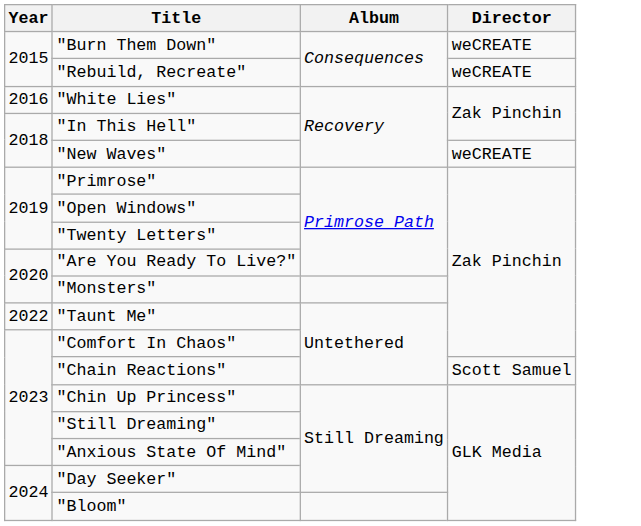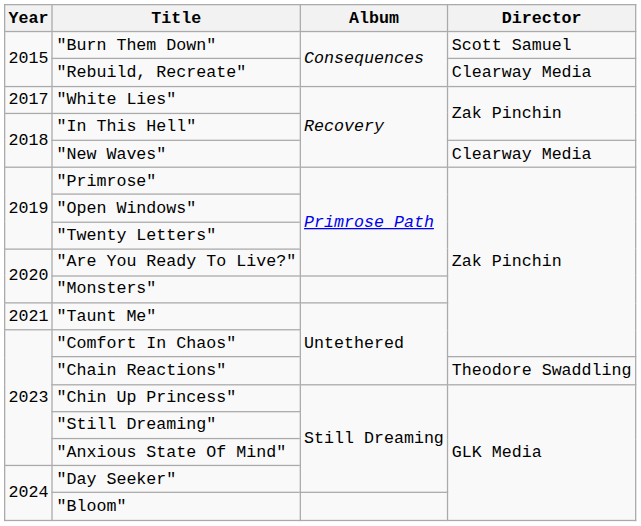(492, 45) weCREATE -> (512, 45) Scott Samuel
(492, 72) weCREATE -> (522, 72) Clearway Media
(29, 100) 2016 -> (29, 100) 2017
(492, 154) weCREATE -> (522, 154) Clearway Media
(29, 317) 2022 -> (29, 317) 2021
(512, 371) Scott Samuel -> (542, 371) Theodore Swaddling
